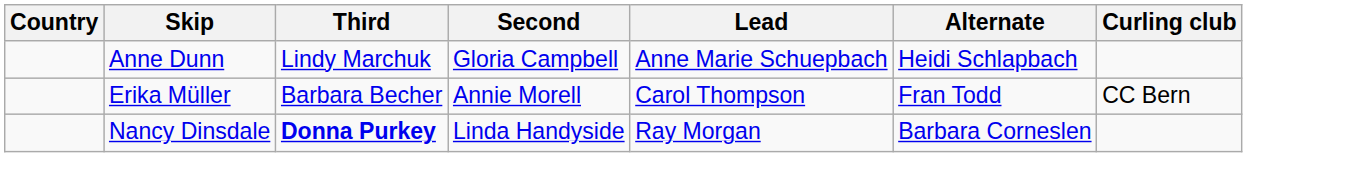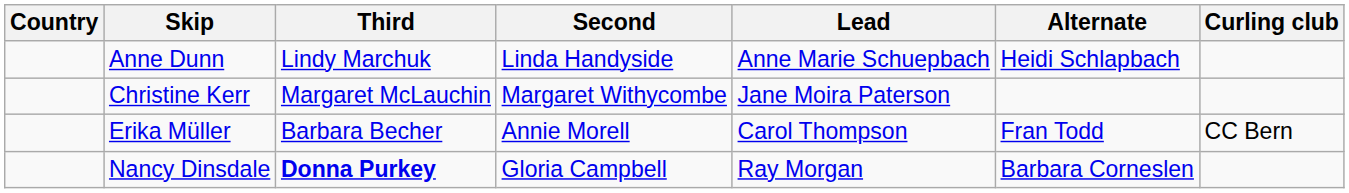(536, 59) Gloria Campbell -> (587, 59) Linda Handyside
+ row: (179, 95)
(539, 132) Linda Handyside -> (584, 168) Gloria Campbell
